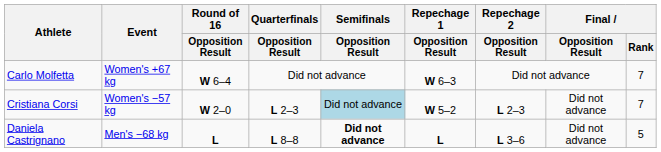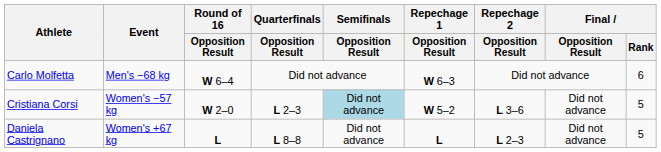(137, 76) Women's +67 kg -> (138, 76) Men's −68 kg
(641, 76) 7 -> (641, 76) 6
(511, 111) L 2–3 -> (510, 111) L 3–6
(641, 105) 7 -> (641, 105) 5
(136, 134) Men's −68 kg -> (139, 134) Women's +67 kg
(363, 134) bold -> (364, 134) normal
(511, 140) L 3–6 -> (510, 140) L 2–3
